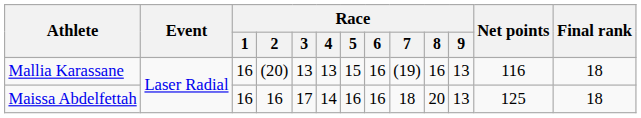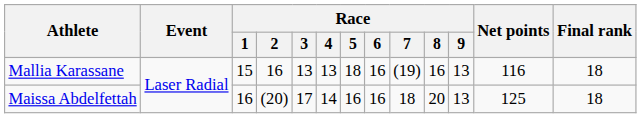(245, 71) 16 -> (245, 71) 15
(274, 71) (20) -> (274, 71) 16
(353, 71) 15 -> (353, 71) 18
(274, 99) 16 -> (274, 99) (20)
